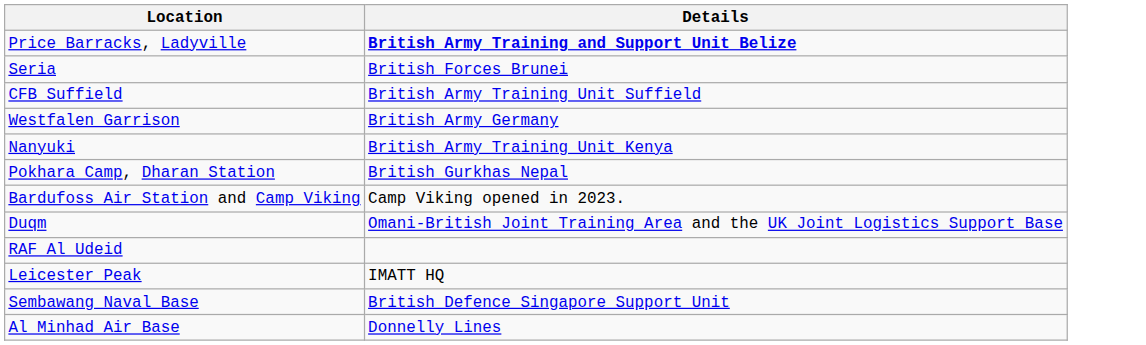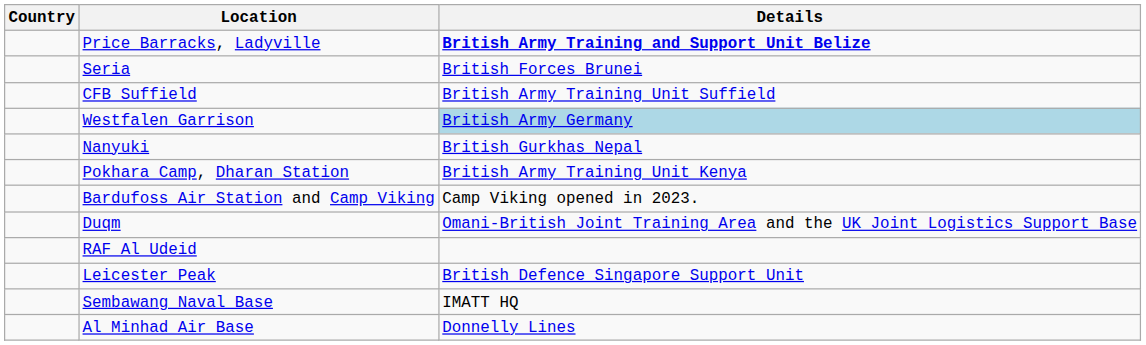+ column: (42, 18)
(463, 121) no background -> (537, 121) lightblue background
(520, 147) British Army Training Unit Kenya -> (542, 147) British Gurkhas Nepal
(468, 173) British Gurkhas Nepal -> (595, 173) British Army Training Unit Kenya
(406, 276) IMATT HQ -> (623, 276) British Defence Singapore Support Unit
(549, 302) British Defence Singapore Support Unit -> (480, 302) IMATT HQ
